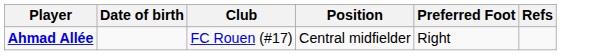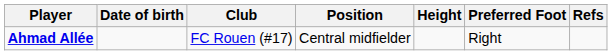+ column: (439, 15)
